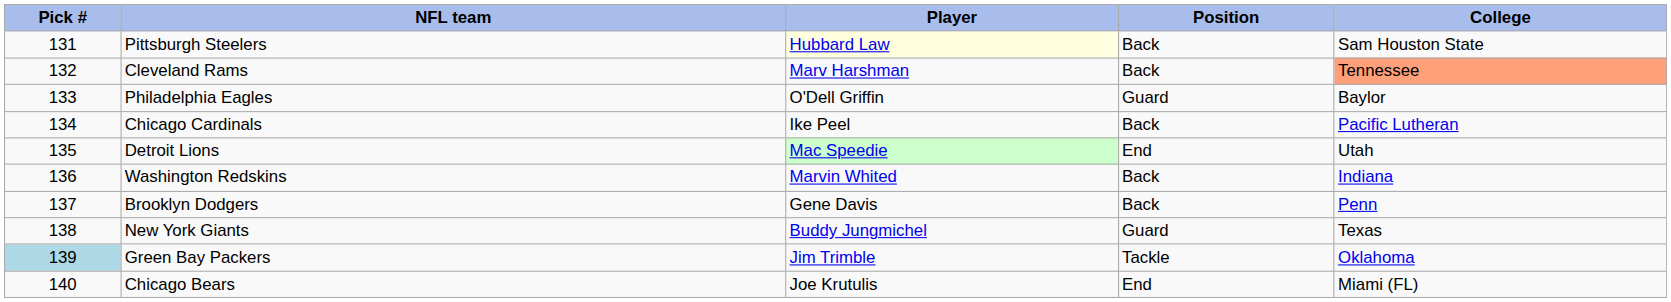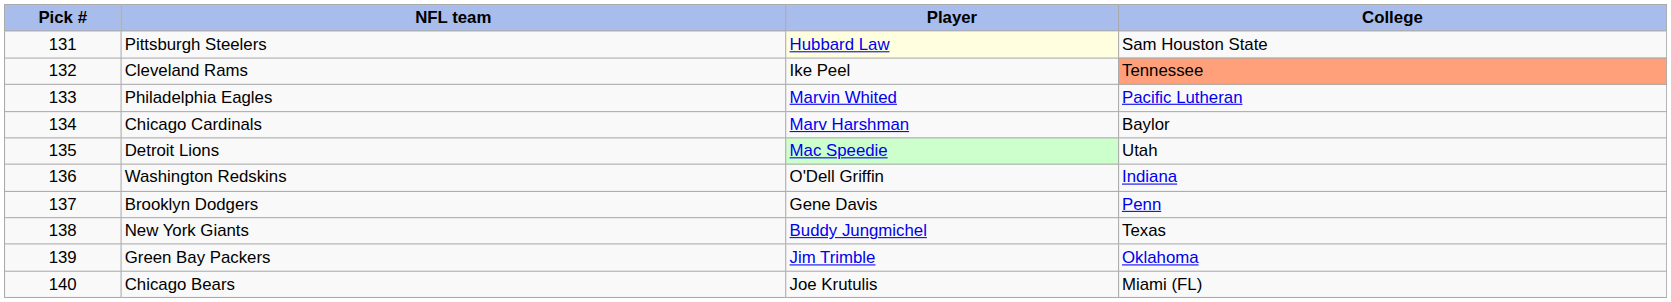- column: (1226, 17)
(849, 71) Marv Harshman -> (820, 71) Ike Peel
(837, 97) O'Dell Griffin -> (843, 97) Marvin Whited
(1362, 97) Baylor -> (1182, 97) Pacific Lutheran
(820, 124) Ike Peel -> (849, 124) Marv Harshman
(1398, 124) Pacific Lutheran -> (1146, 124) Baylor
(843, 177) Marvin Whited -> (837, 177) O'Dell Griffin
(63, 257) lightblue background -> (63, 257) no background
